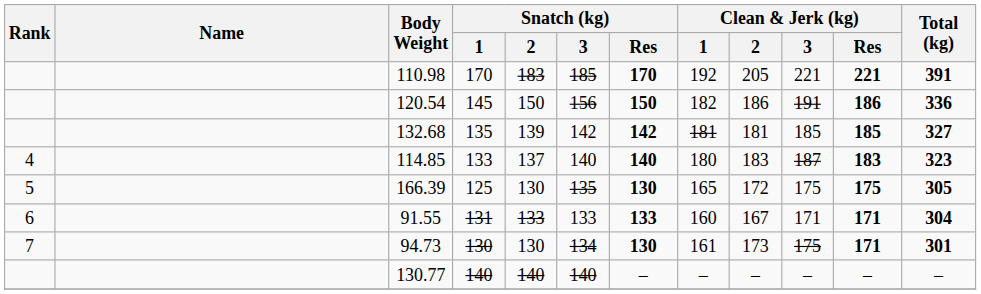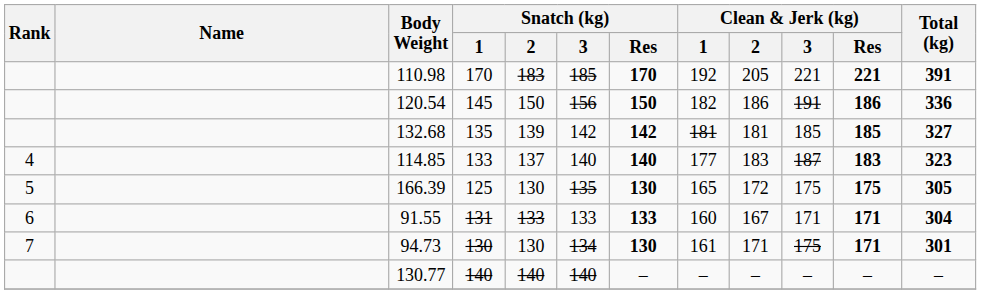(703, 160) 180 -> (703, 160) 177
(755, 246) 173 -> (755, 246) 171
